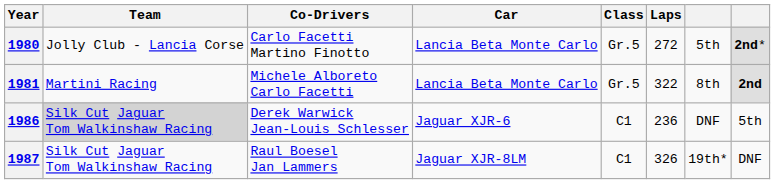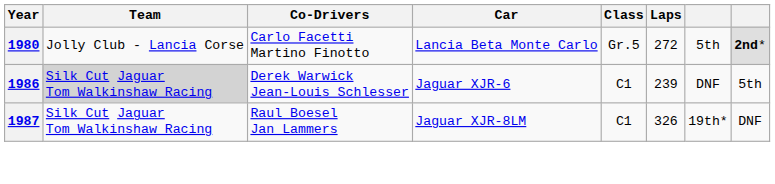- row: (24, 84)
(666, 122) 236 -> (666, 84) 239
